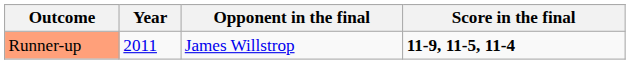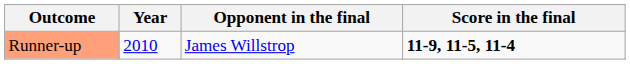(140, 45) 2011 -> (140, 45) 2010
